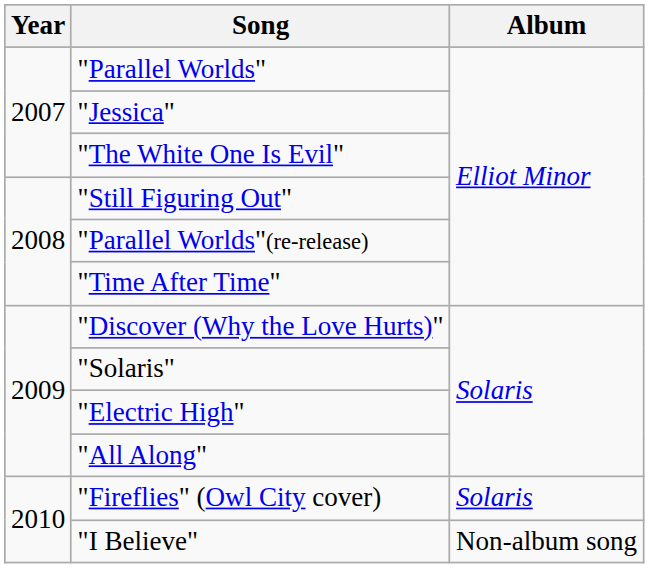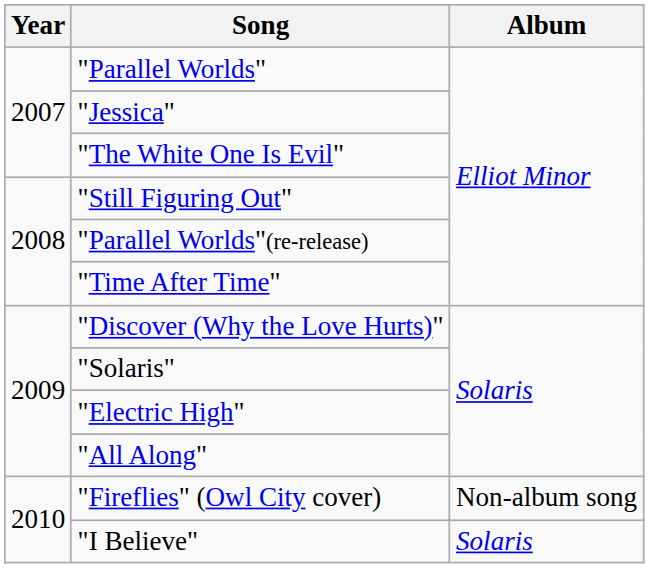(494, 497) Solaris -> (547, 497) Non-album song
(547, 540) Non-album song -> (494, 540) Solaris
